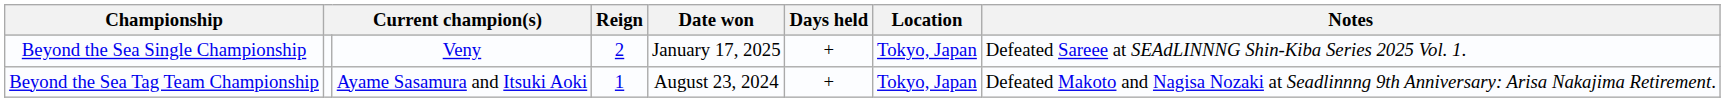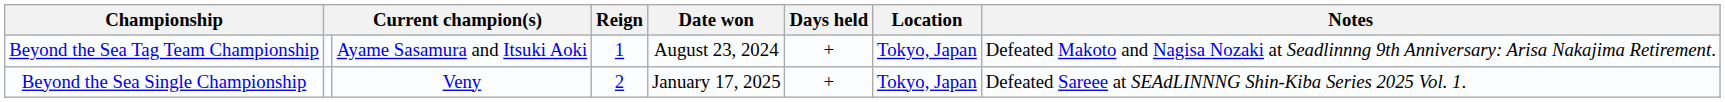rows swapped: (164, 50) <-> (164, 81)
